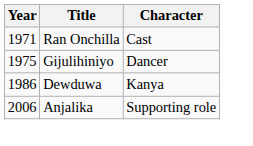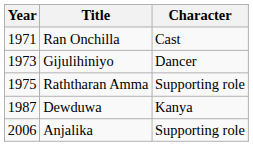(22, 61) 1975 -> (22, 61) 1973
+ row: (96, 84)
(22, 84) 1986 -> (22, 107) 1987
